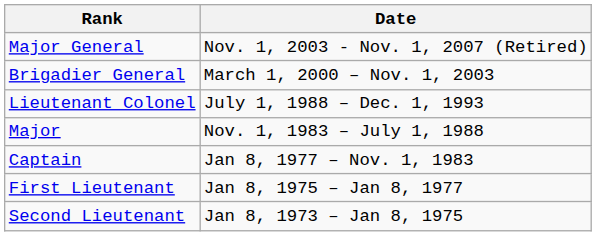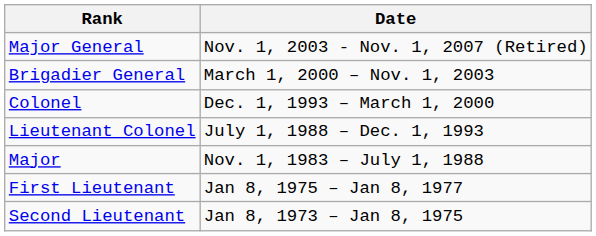+ row: (45, 103)
- row: (45, 160)
